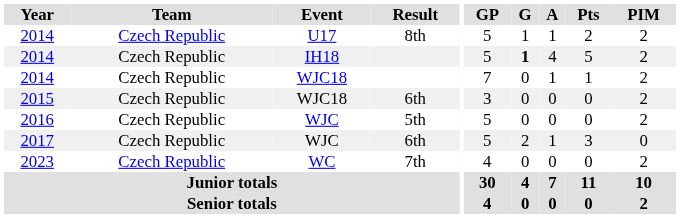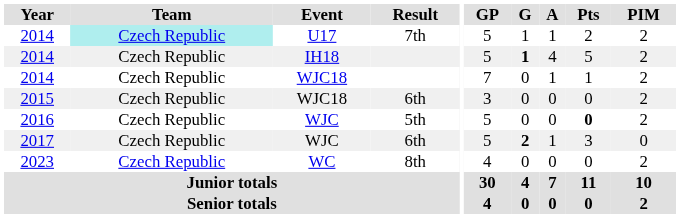(172, 35) no background -> (172, 35) paleturquoise background
(415, 35) 8th -> (415, 35) 7th
(588, 119) normal -> (588, 119) bold
(525, 140) normal -> (525, 140) bold
(415, 161) 7th -> (415, 161) 8th
